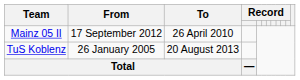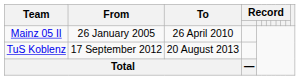(116, 34) 17 September 2012 -> (116, 34) 26 January 2005
(116, 50) 26 January 2005 -> (116, 50) 17 September 2012
